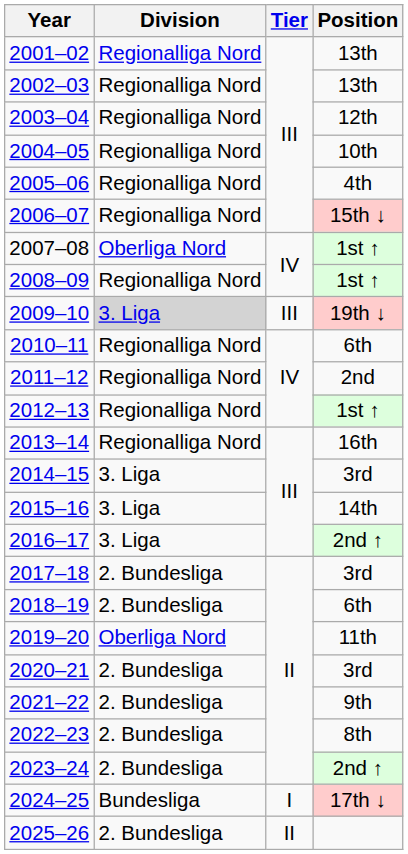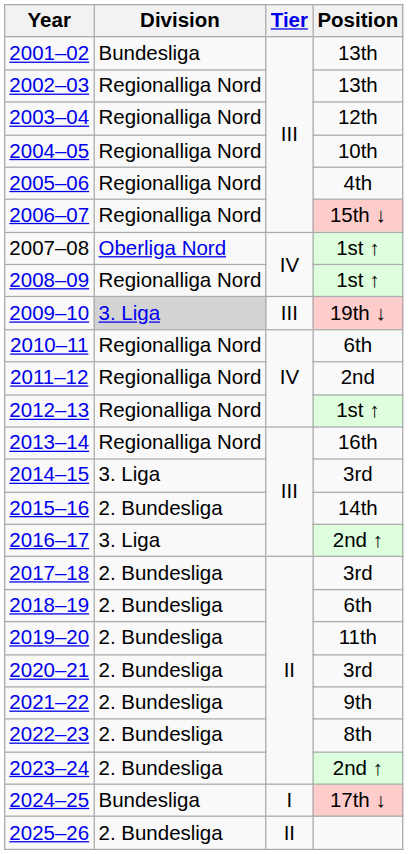(180, 53) Regionalliga Nord -> (149, 53) Bundesliga
(129, 507) 3. Liga -> (161, 507) 2. Bundesliga
(162, 637) Oberliga Nord -> (161, 637) 2. Bundesliga
